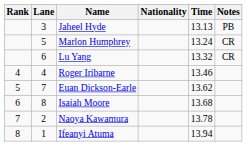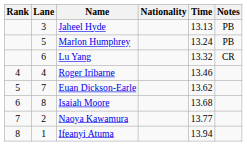(228, 42) CR -> (228, 42) PB
(202, 118) 13.78 -> (202, 118) 13.77
